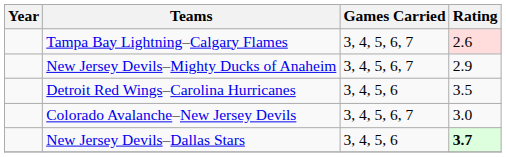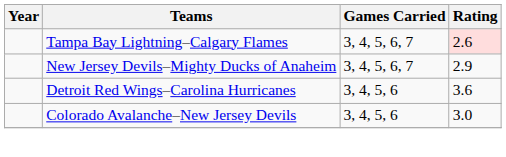(462, 90) 3.5 -> (462, 90) 3.6
(378, 115) 3, 4, 5, 6, 7 -> (371, 115) 3, 4, 5, 6
- row: (146, 139)
